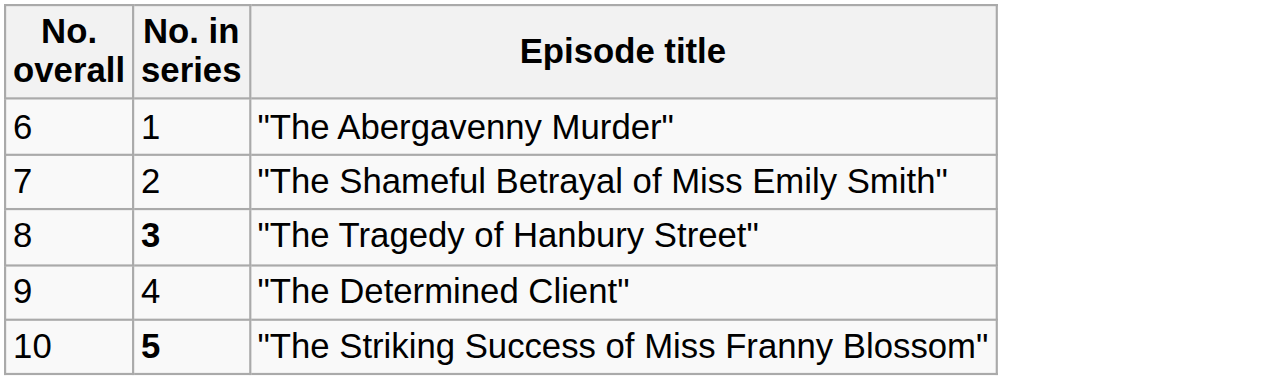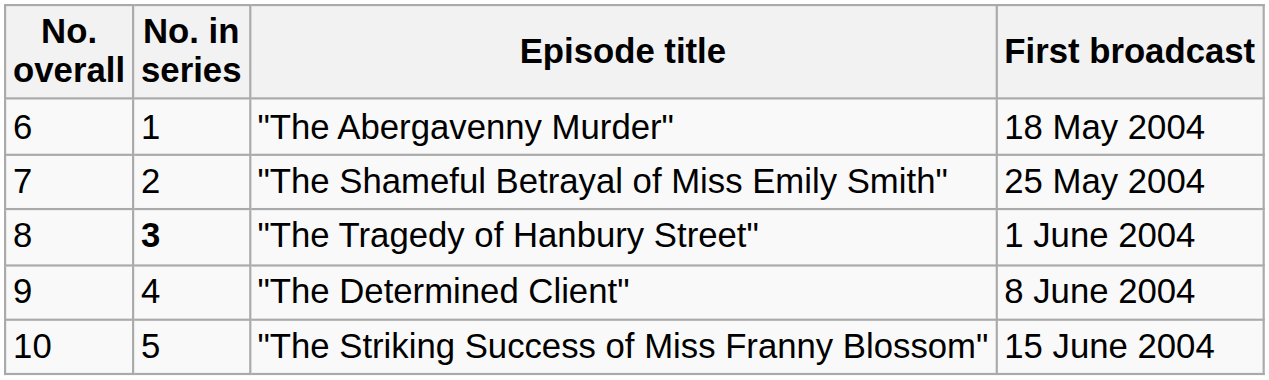+ column: (1130, 51)
(151, 346) bold -> (151, 346) normal
